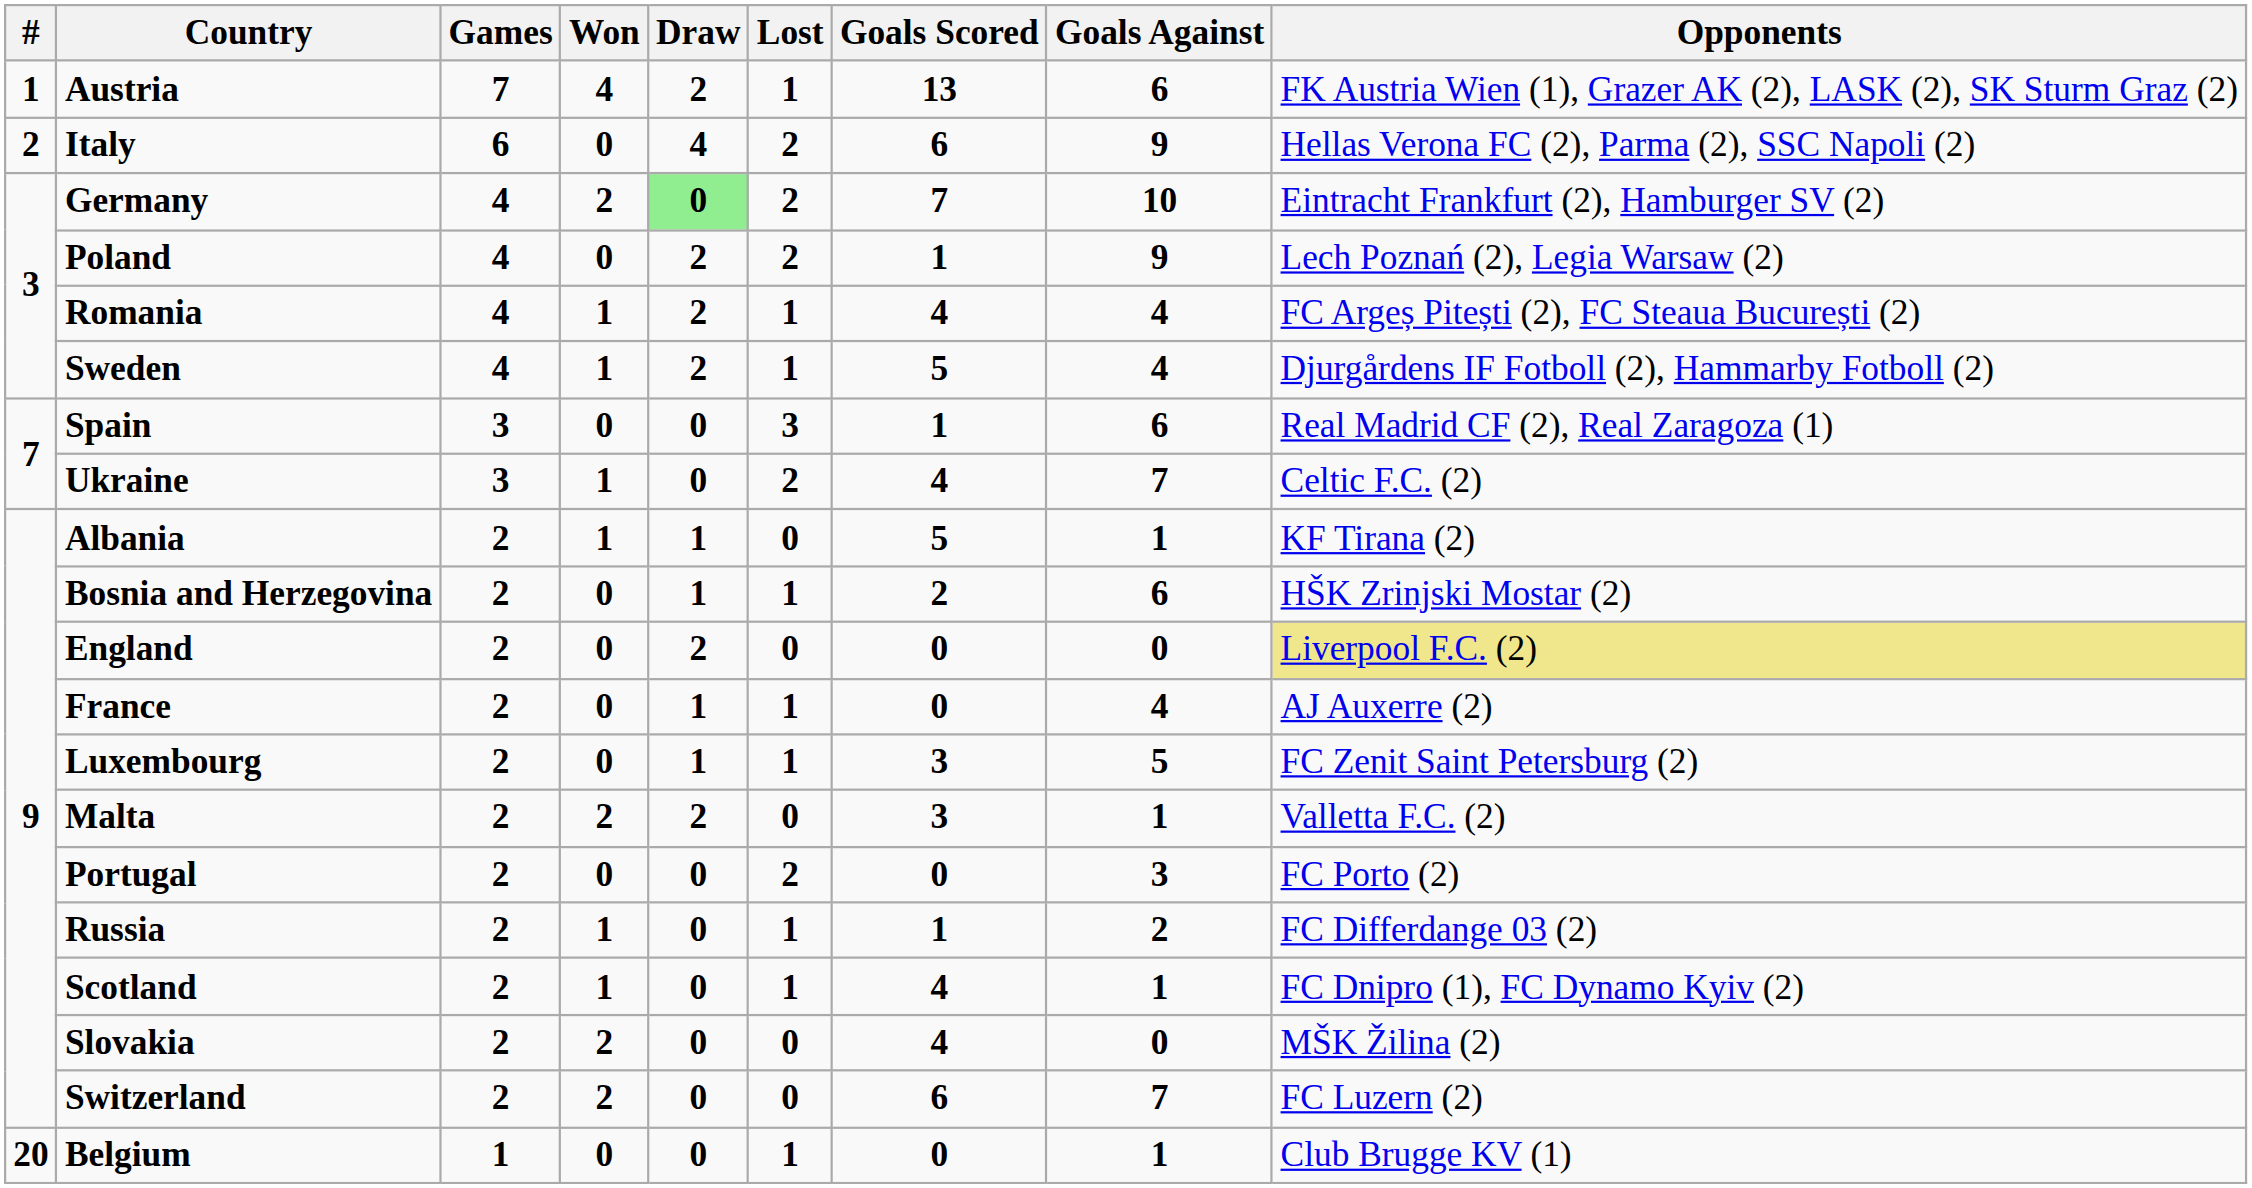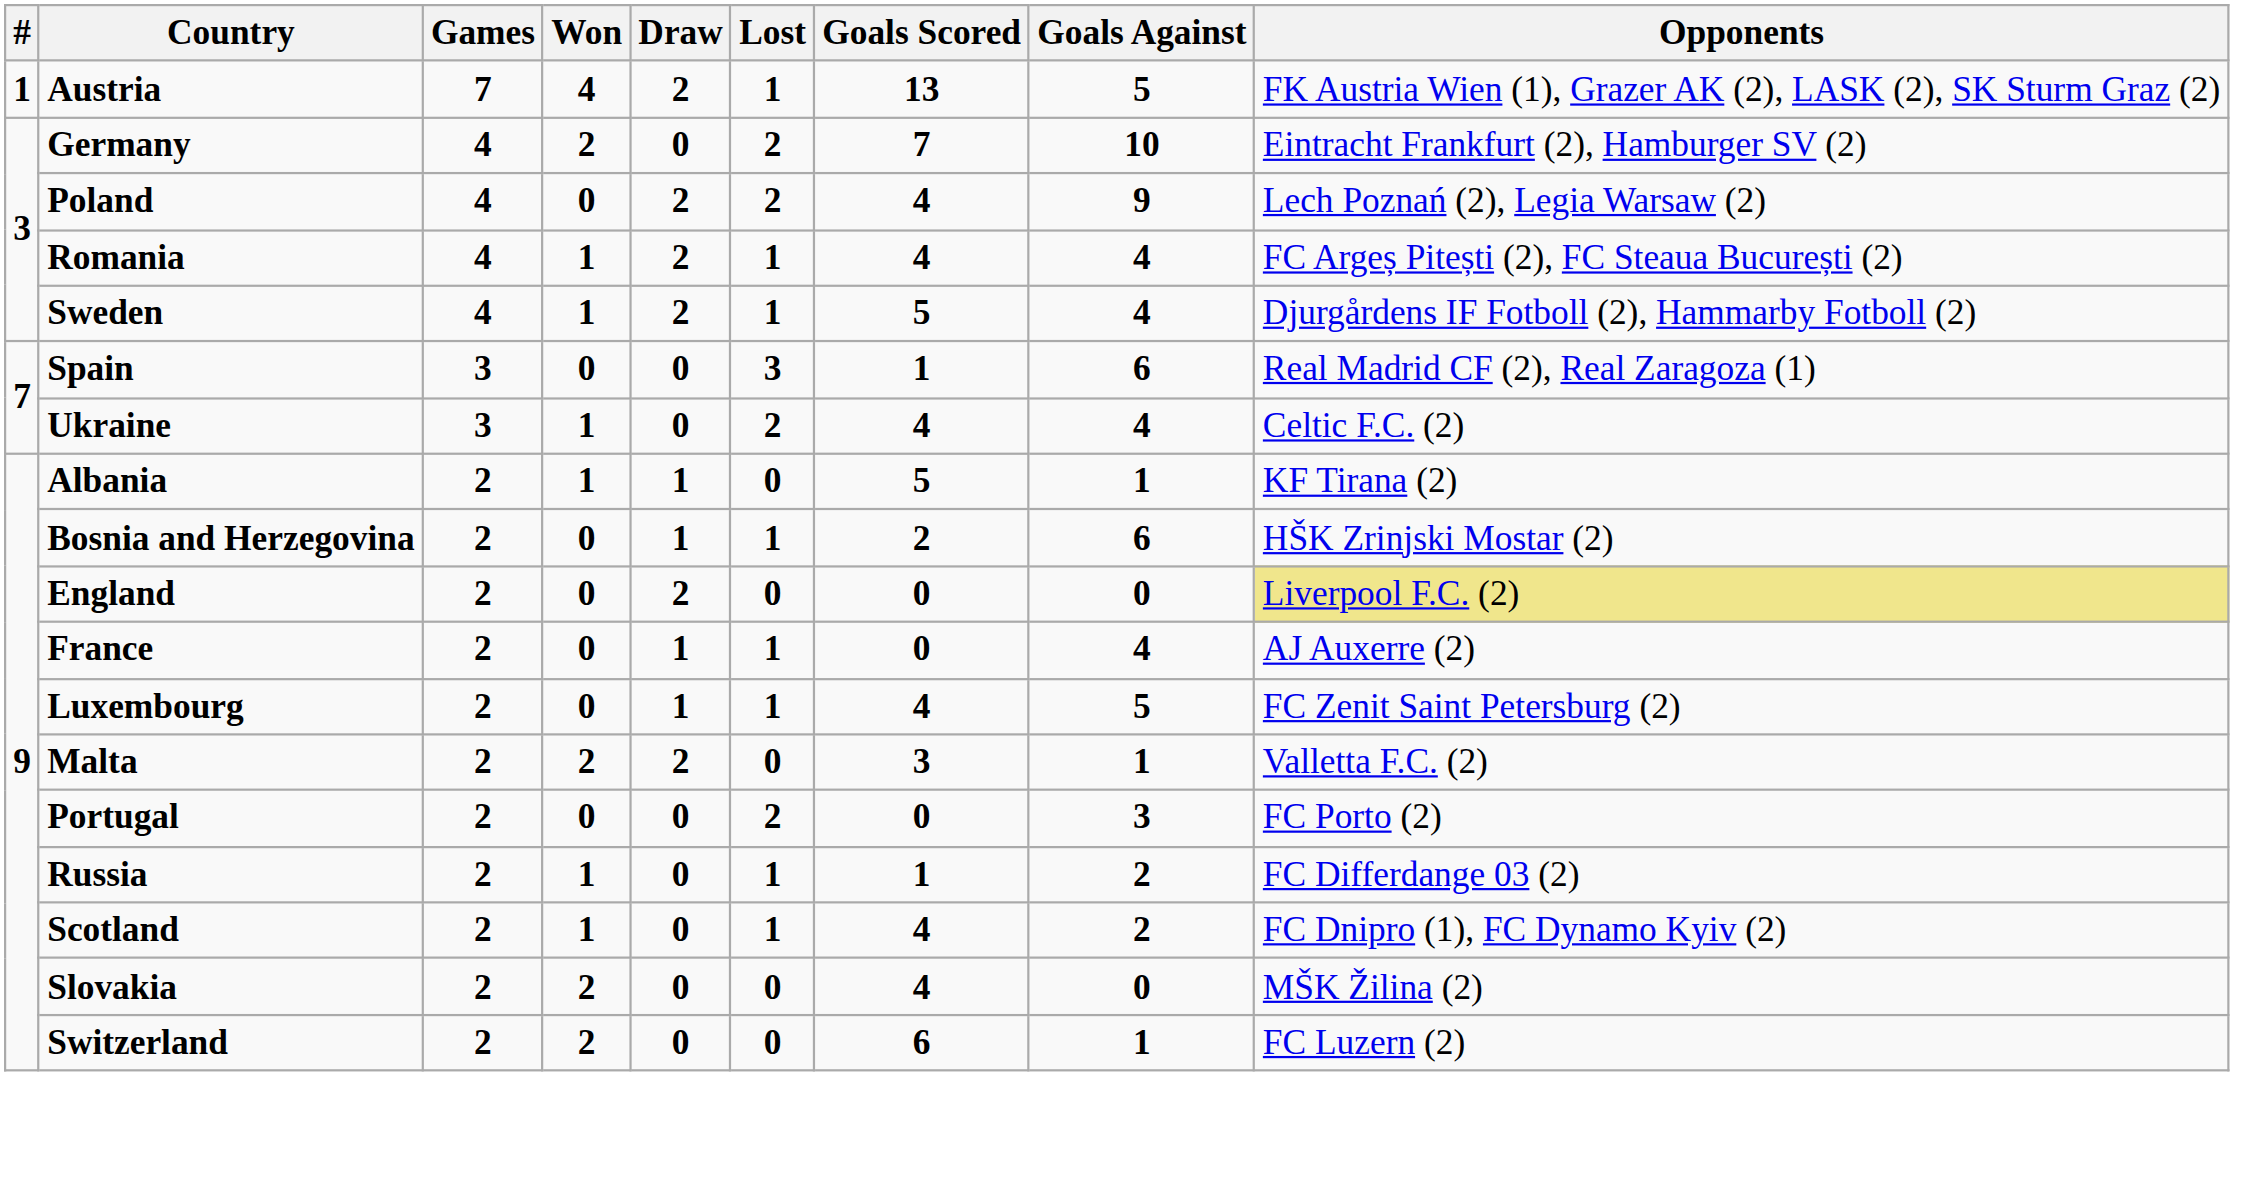(1160, 88) 6 -> (1142, 88) 5
- row: (100, 144)
(698, 200) lightgreen background -> (681, 144) no background
(939, 256) 1 -> (922, 200) 4
(1160, 481) 7 -> (1142, 425) 4
(939, 761) 3 -> (922, 705) 4
(1160, 985) 1 -> (1142, 929) 2
(1160, 1098) 7 -> (1142, 1041) 1
- row: (128, 1154)
